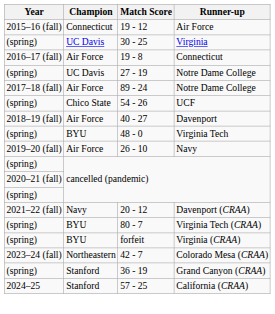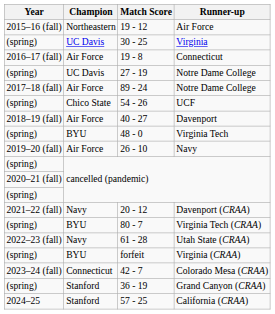(89, 27) Connecticut -> (91, 27) Northeastern
+ row: (34, 240)
(91, 255) Northeastern -> (89, 270) Connecticut
